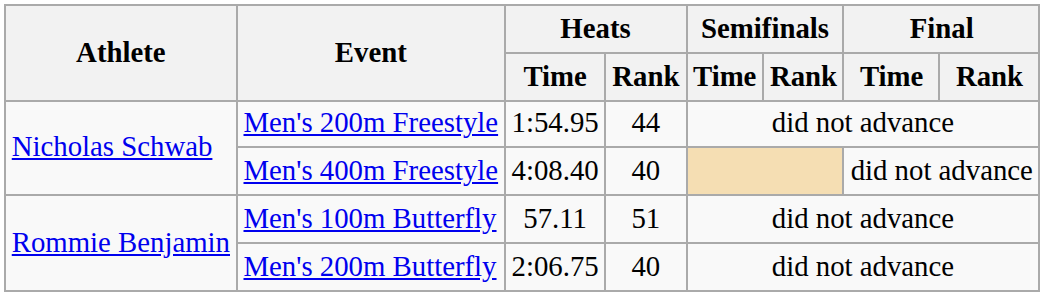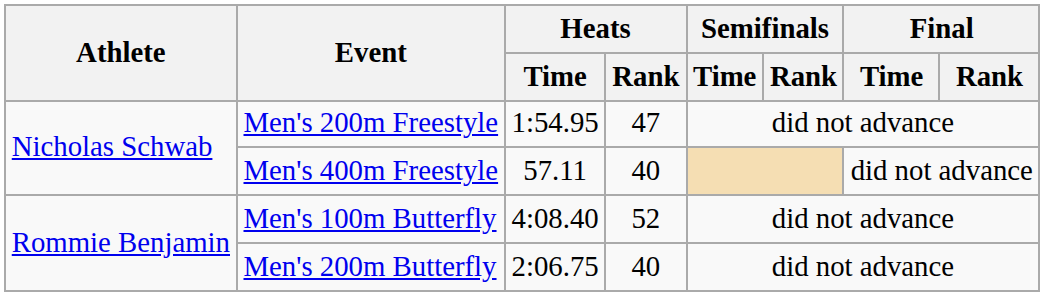(646, 123) 44 -> (646, 123) 47
(555, 171) 4:08.40 -> (555, 171) 57.11
(555, 218) 57.11 -> (555, 218) 4:08.40
(646, 218) 51 -> (646, 218) 52
